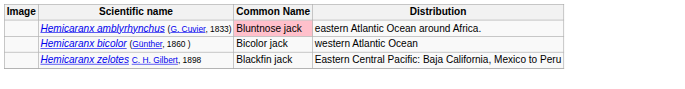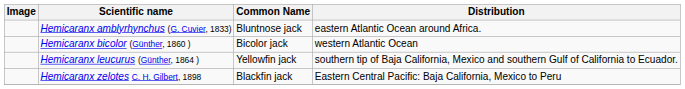(269, 28) pink background -> (269, 28) no background
+ row: (120, 60)
